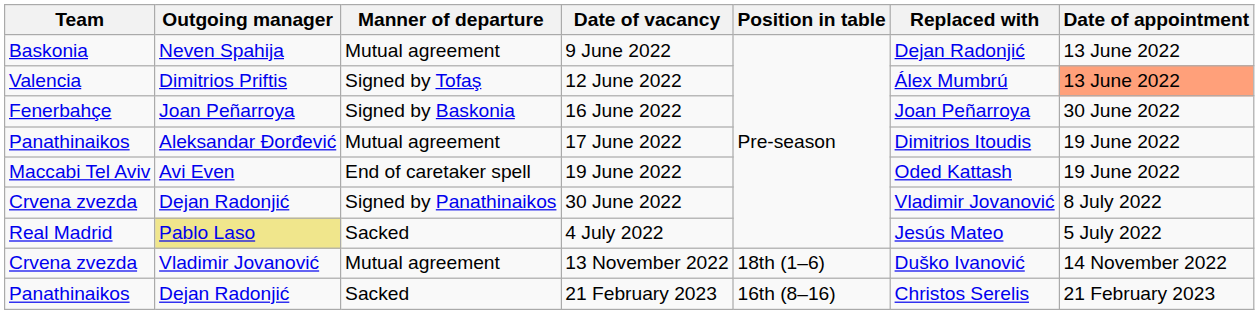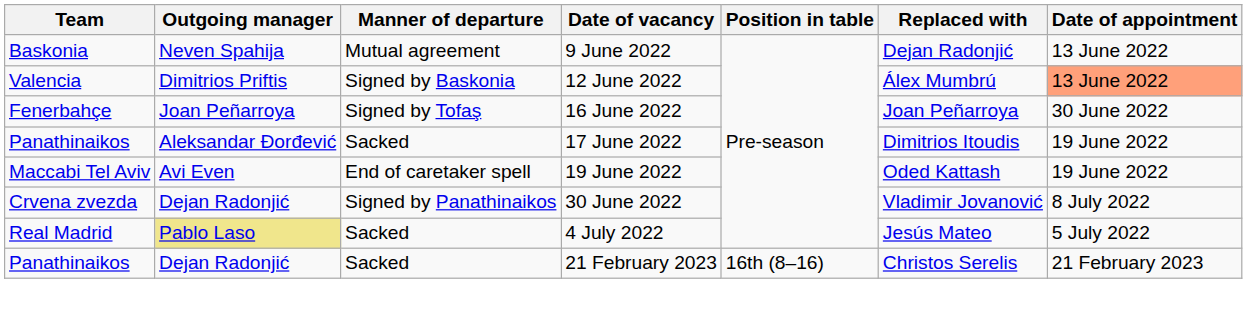(413, 80) Signed by Tofaş -> (430, 80) Signed by Baskonia
(430, 111) Signed by Baskonia -> (413, 111) Signed by Tofaş
(422, 141) Mutual agreement -> (377, 141) Sacked
- row: (647, 263)
